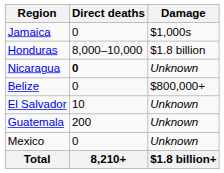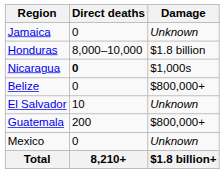(171, 31) $1,000s -> (174, 31) Unknown
(174, 68) Unknown -> (171, 68) $1,000s
(174, 123) Unknown -> (178, 123) $800,000+
